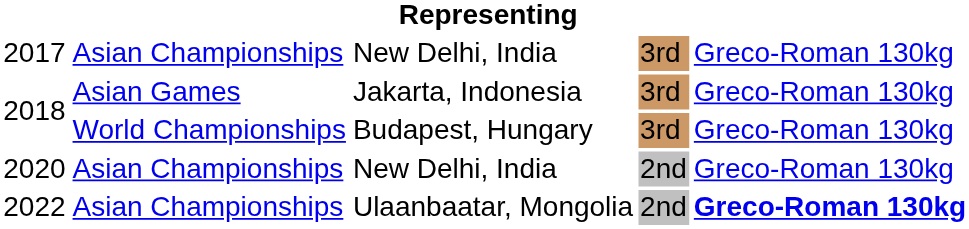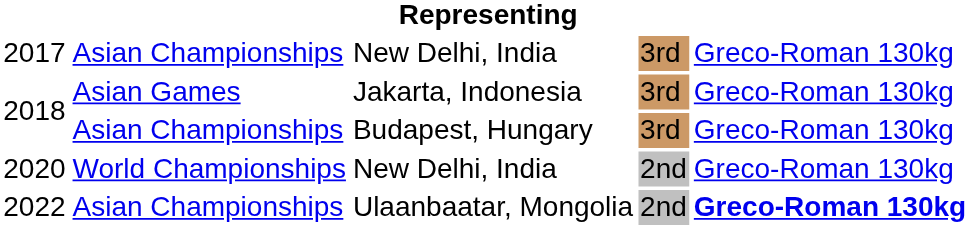(209, 130) World Championships -> (208, 130) Asian Championships
(208, 168) Asian Championships -> (209, 168) World Championships
